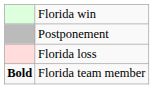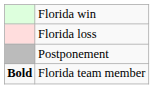rows swapped: (67, 53) <-> (73, 34)
